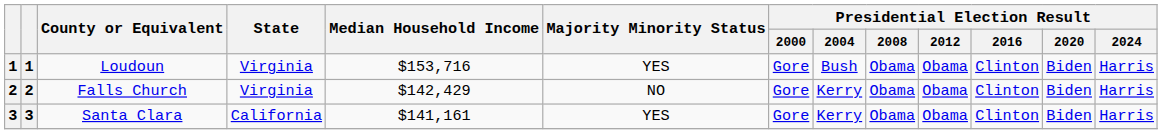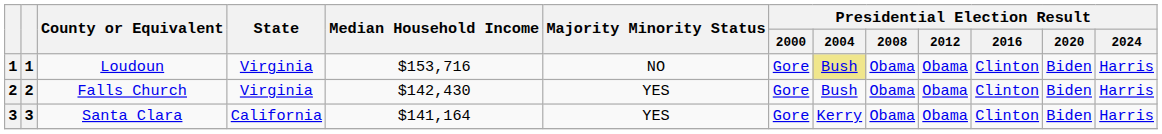(656, 67) YES -> (656, 67) NO
(839, 67) no background -> (839, 67) khaki background
(434, 91) $142,429 -> (434, 91) $142,430
(656, 91) NO -> (656, 91) YES
(839, 91) Kerry -> (839, 91) Bush
(434, 116) $141,161 -> (434, 116) $141,164
